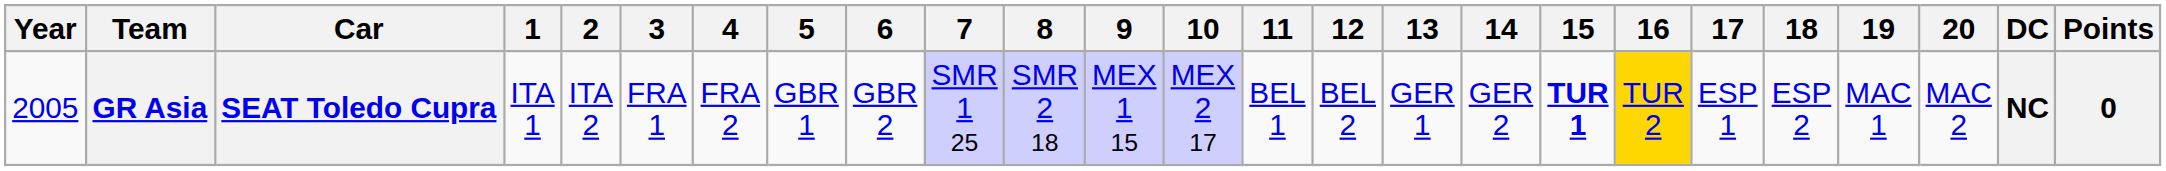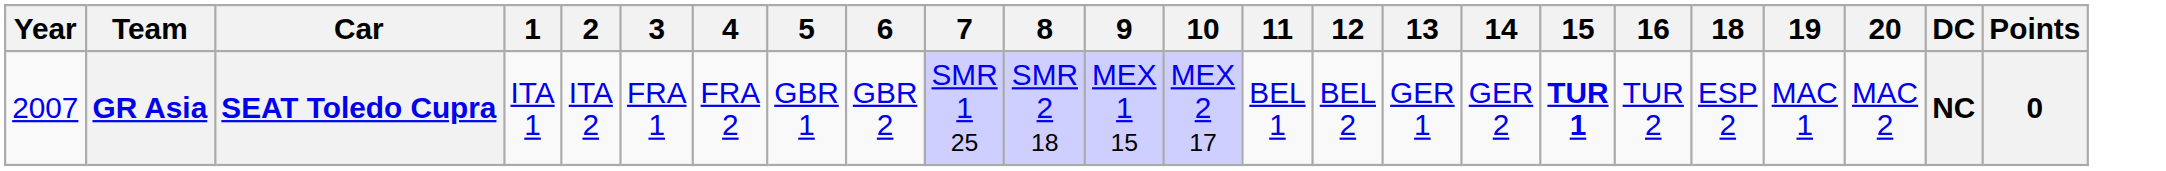- column: (1728, 28)
(45, 108) 2005 -> (45, 108) 2007
(1653, 108) gold background -> (1653, 108) no background
